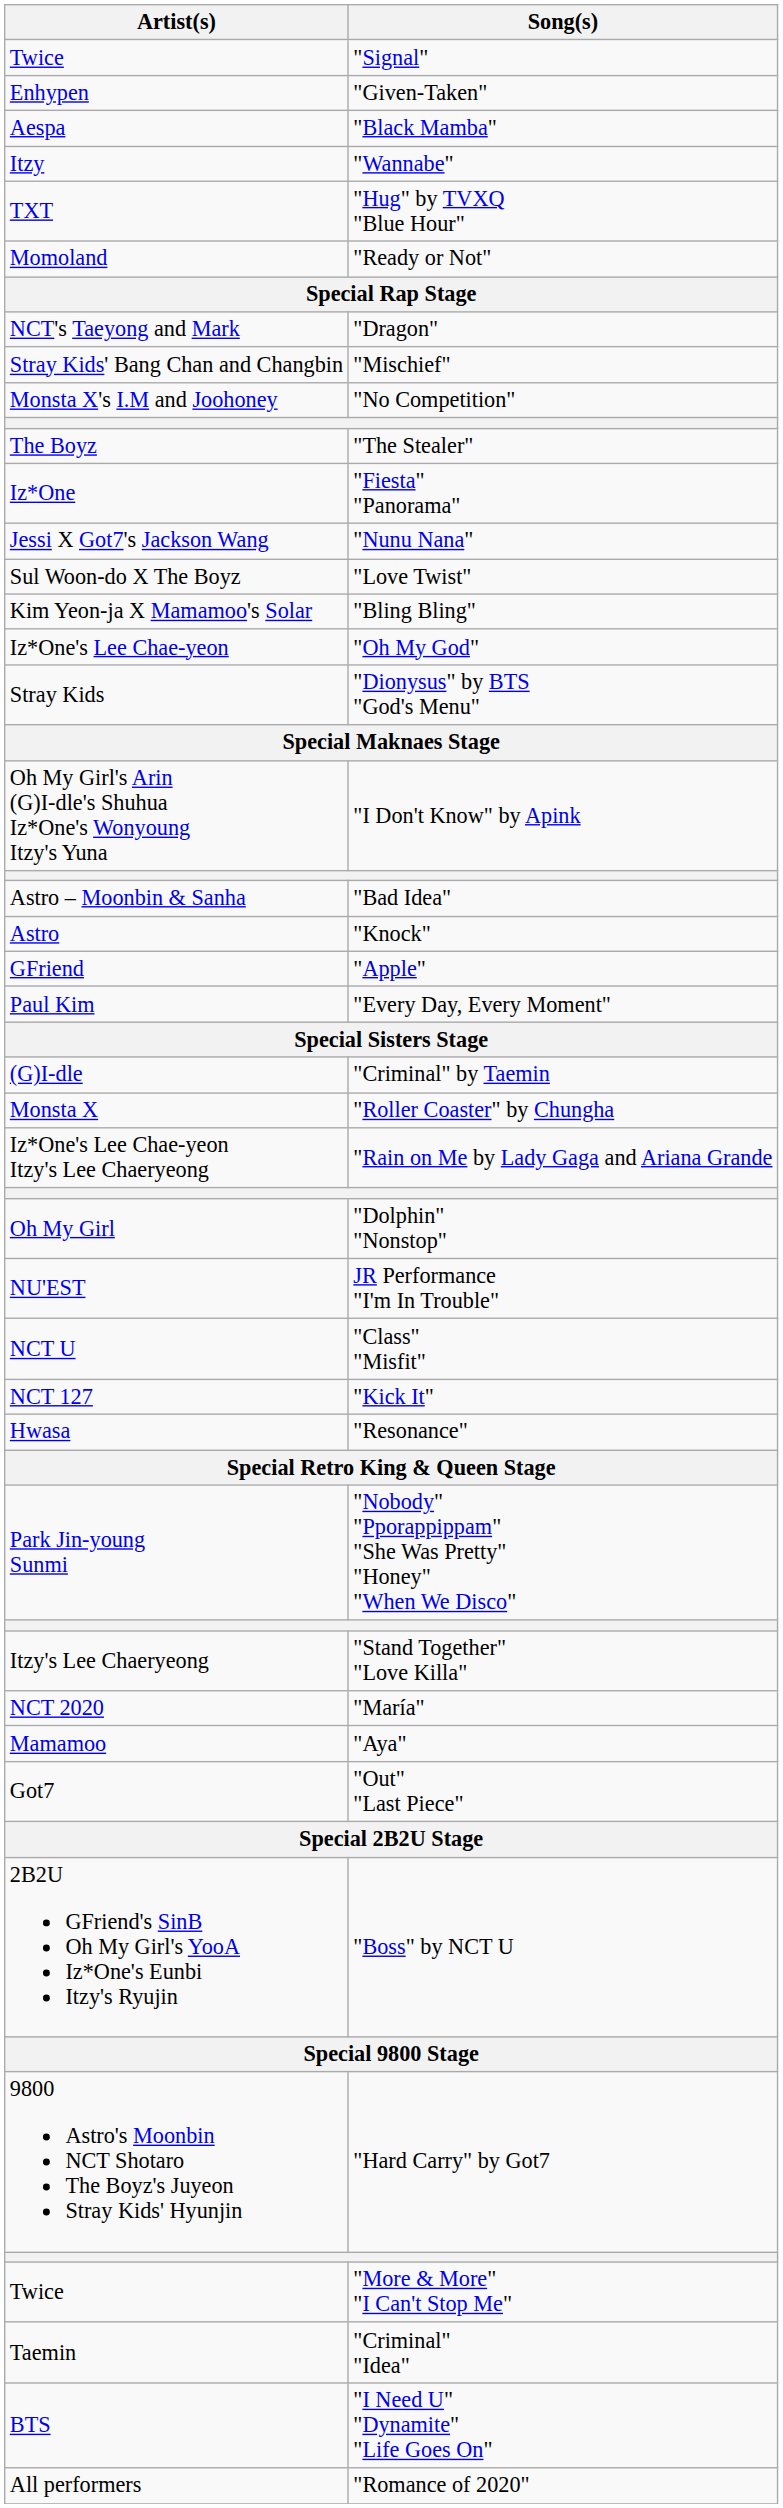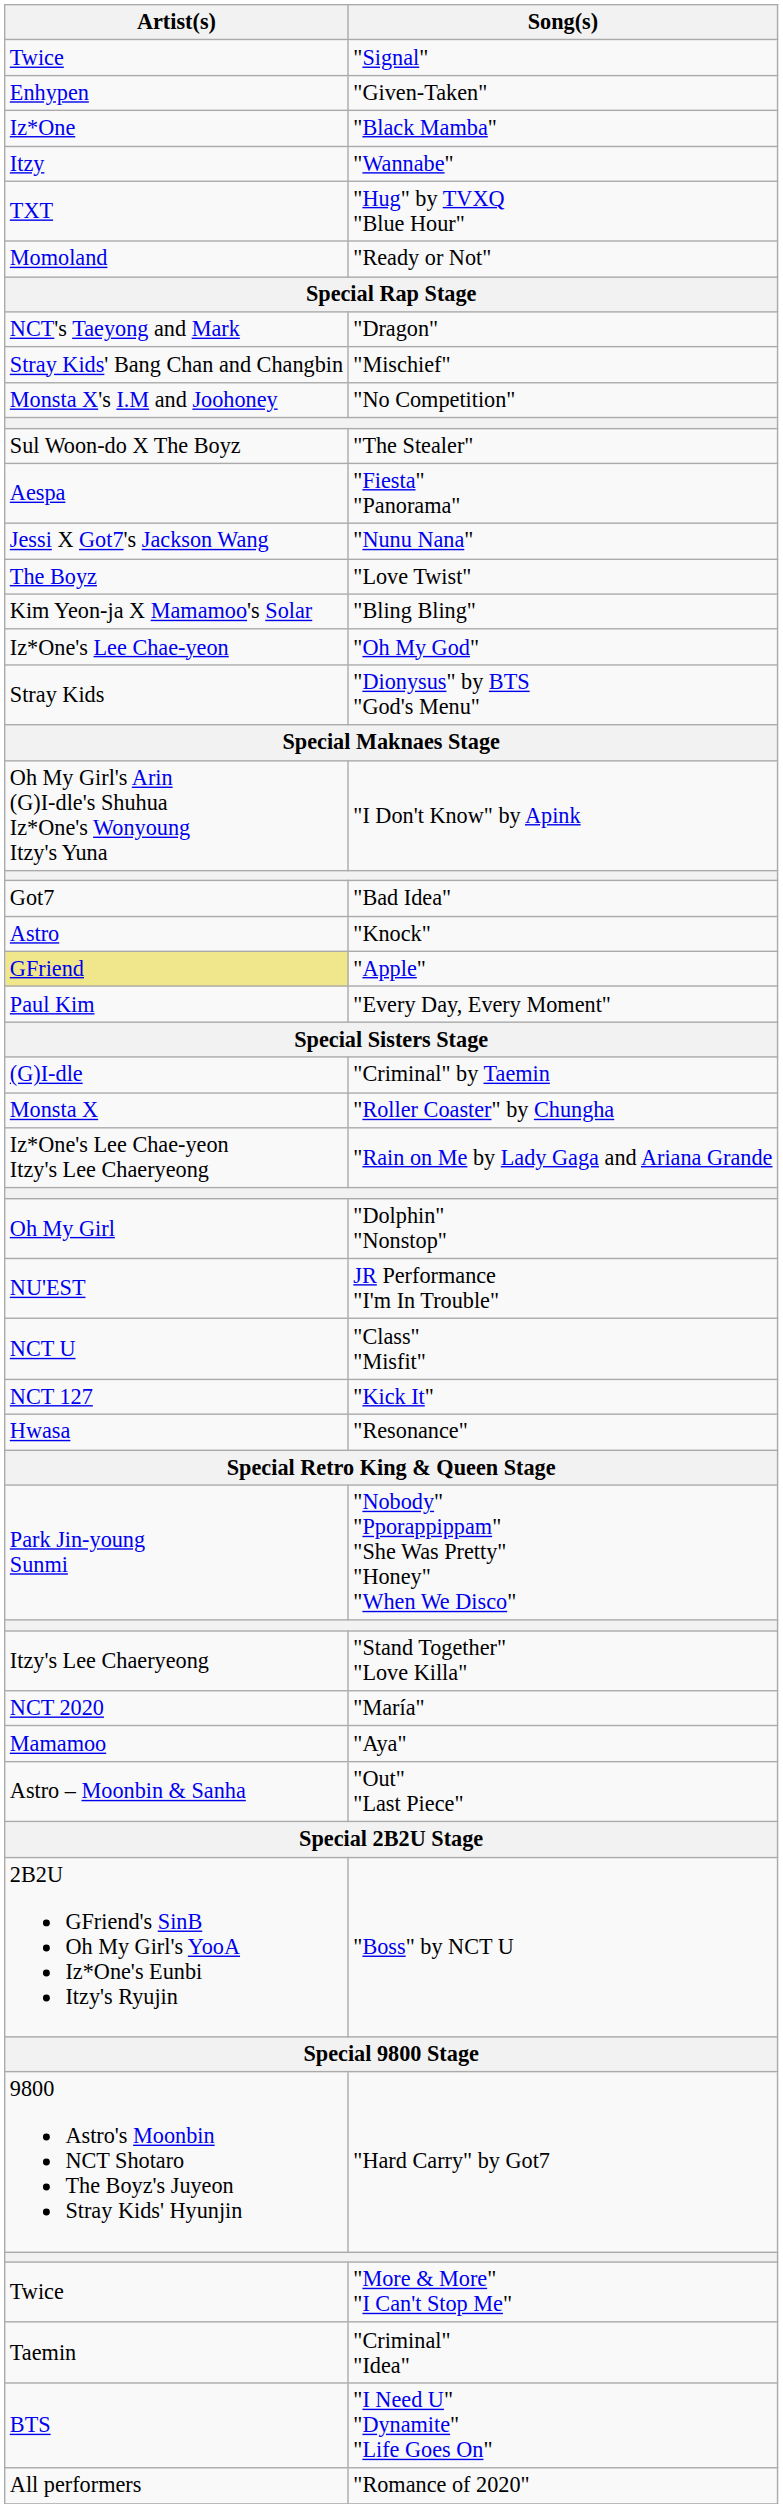(38, 127) Aespa -> (43, 127) Iz*One
(53, 445) The Boyz -> (125, 445) Sul Woon-do X The Boyz
(43, 493) Iz*One -> (38, 493) Aespa
(125, 576) Sul Woon-do X The Boyz -> (53, 576) The Boyz
(128, 898) Astro – Moonbin & Sanha -> (32, 898) Got7
(47, 968) no background -> (47, 968) khaki background
(32, 1791) Got7 -> (128, 1791) Astro – Moonbin & Sanha
